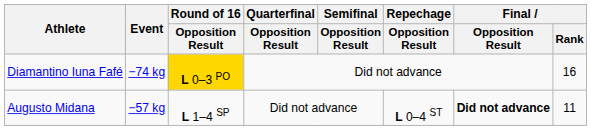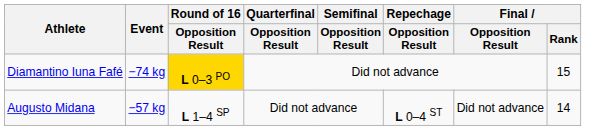(570, 72) 16 -> (564, 72) 15
(503, 108) bold -> (500, 108) normal
(570, 108) 11 -> (564, 108) 14
